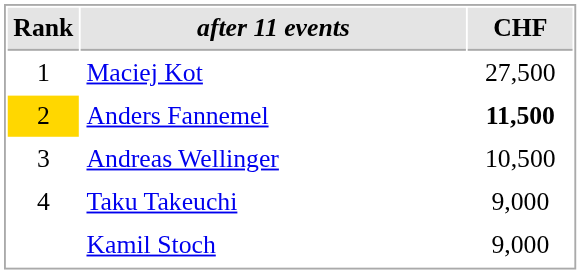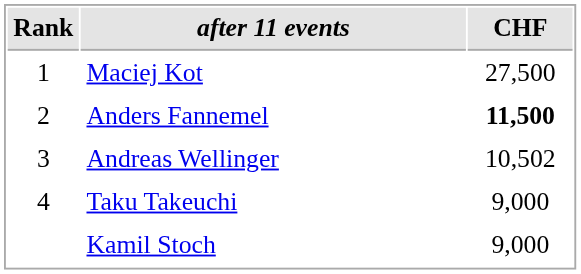(43, 115) gold background -> (43, 115) no background
(520, 158) 10,500 -> (520, 158) 10,502
